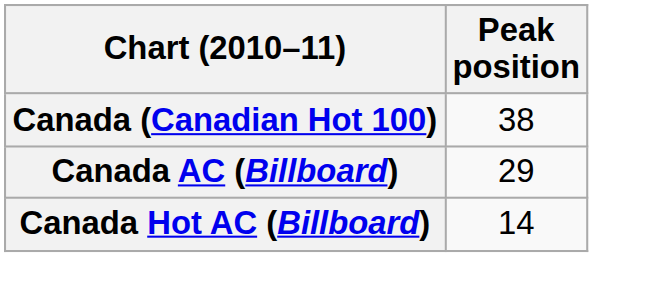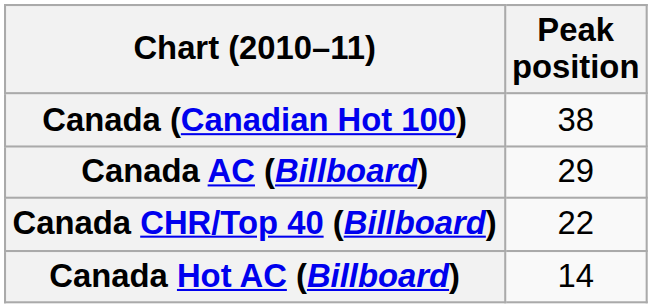+ row: (255, 223)
